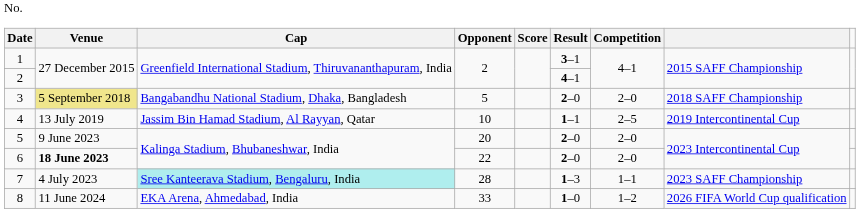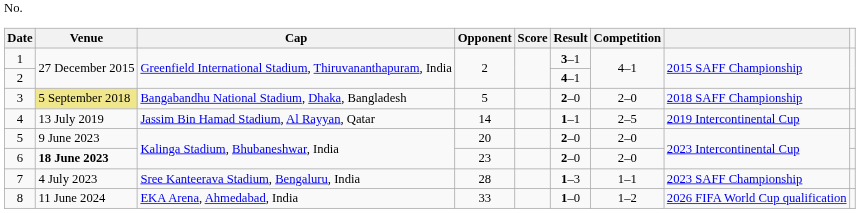(485, 118) 10 -> (485, 118) 14
(485, 158) 22 -> (485, 158) 23
(250, 178) paleturquoise background -> (250, 178) no background
